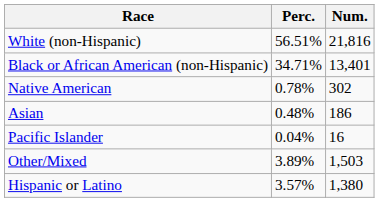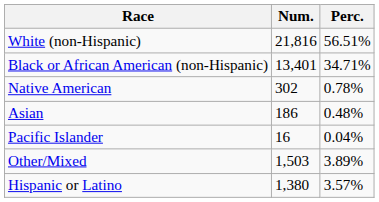columns swapped: (350, 16) <-> (298, 16)
